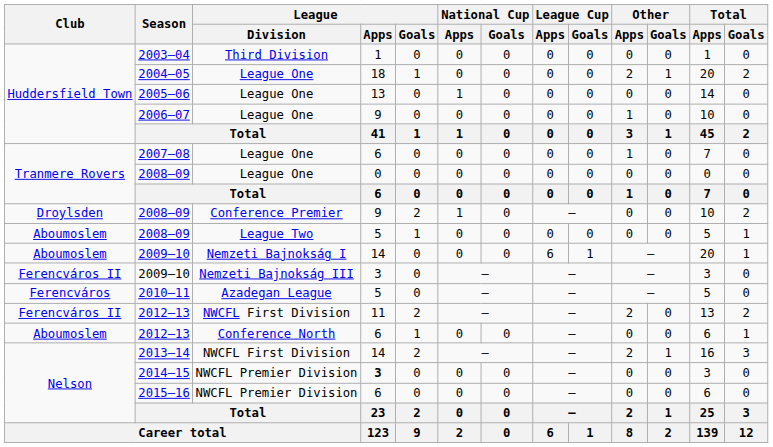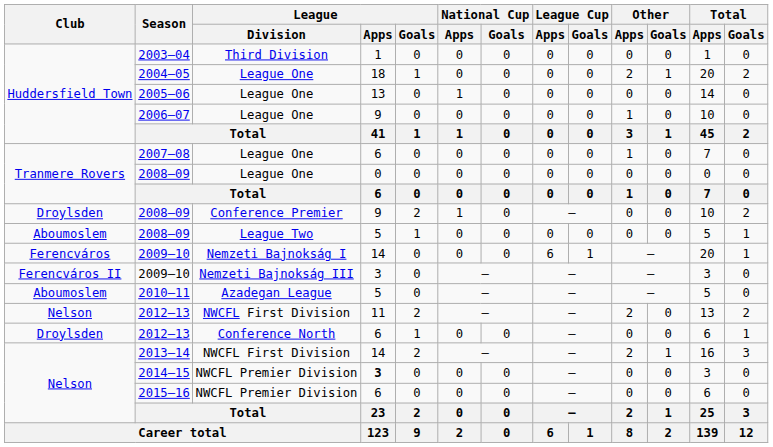(70, 253) Aboumoslem -> (70, 253) Ferencváros
(70, 293) Ferencváros -> (70, 293) Aboumoslem
(70, 313) Ferencváros II -> (70, 313) Nelson
(70, 333) Aboumoslem -> (70, 333) Droylsden
